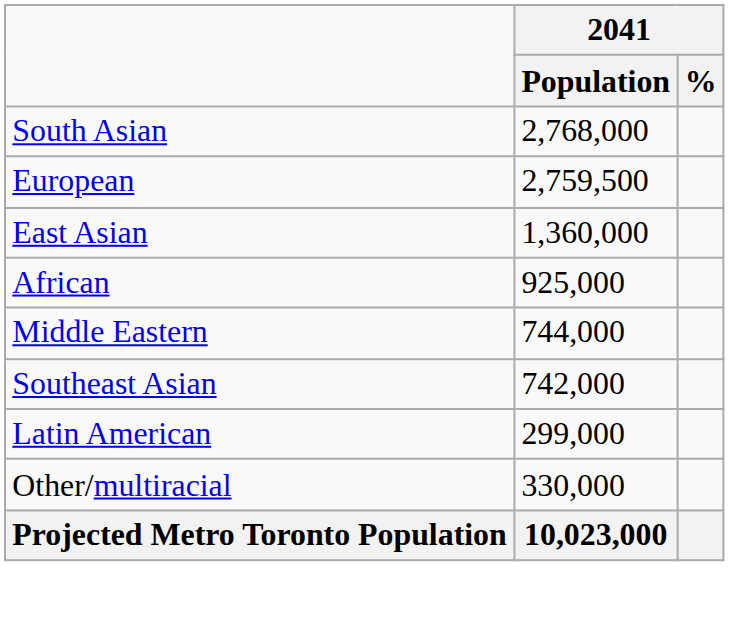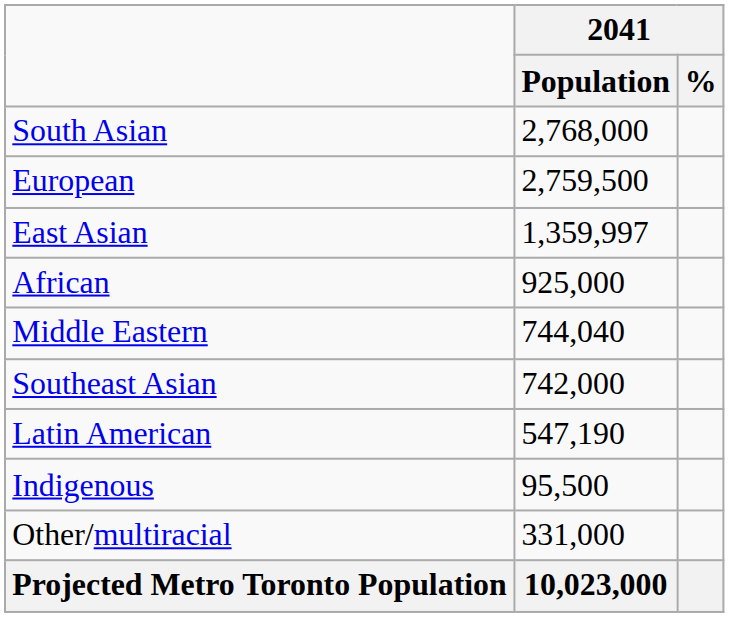(585, 231) 1,360,000 -> (585, 231) 1,359,997
(573, 332) 744,000 -> (573, 332) 744,040
(573, 433) 299,000 -> (573, 433) 547,190
+ row: (83, 484)
(573, 484) 330,000 -> (573, 534) 331,000
